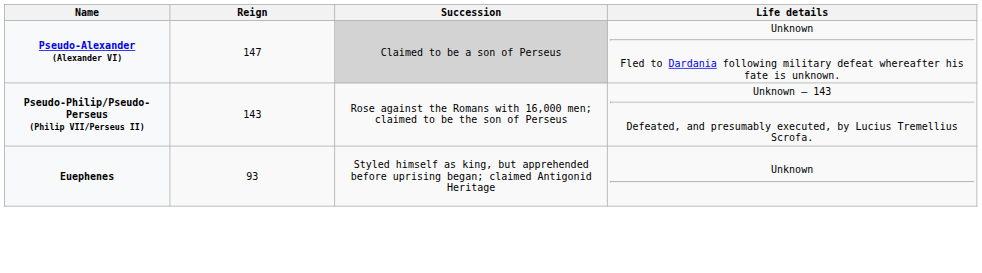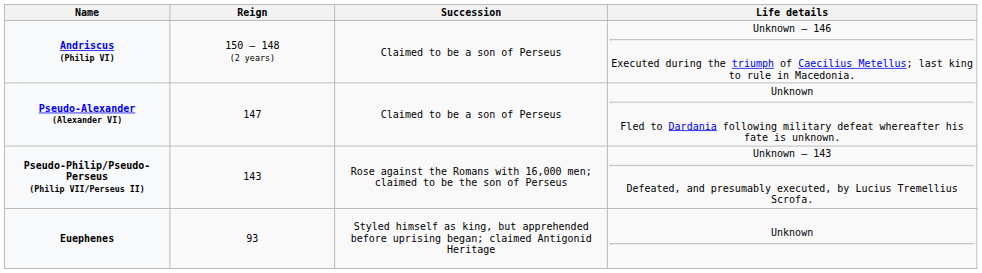+ row: (87, 52)
(471, 52) lightgrey background -> (471, 114) no background
